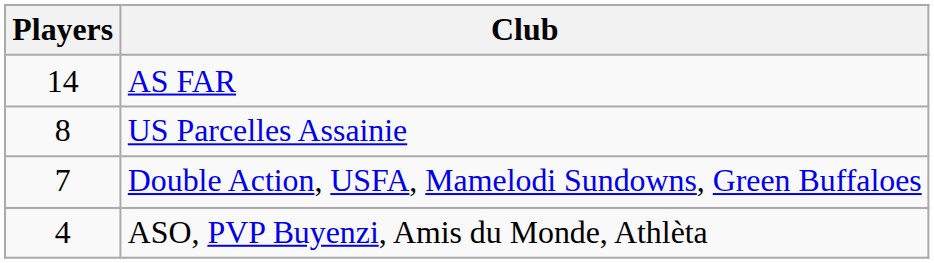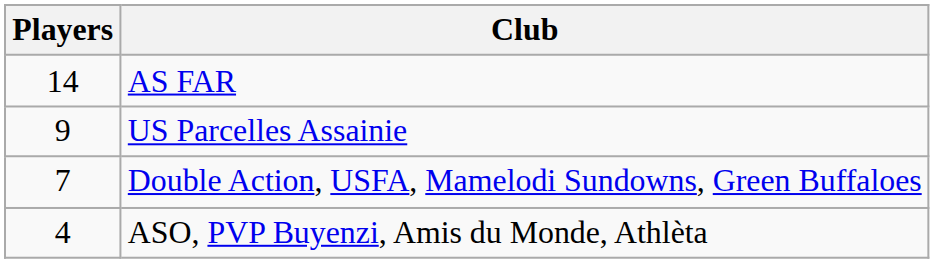(63, 130) 8 -> (63, 130) 9
